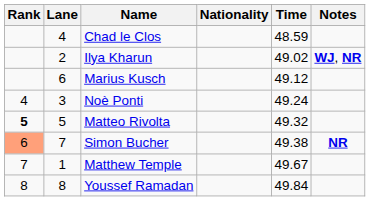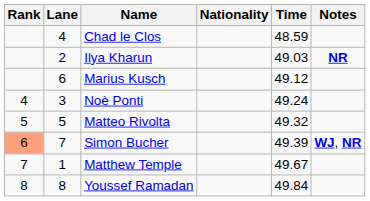(291, 57) 49.02 -> (291, 57) 49.03
(338, 57) WJ, NR -> (338, 57) NR
(24, 121) bold -> (24, 121) normal
(291, 143) 49.38 -> (291, 143) 49.39
(338, 143) NR -> (338, 143) WJ, NR
